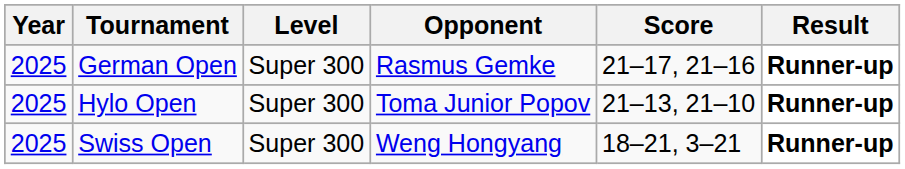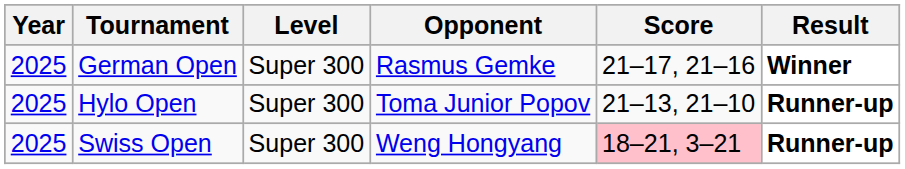(830, 65) Runner-up -> (809, 65) Winner
(672, 144) no background -> (672, 144) pink background
